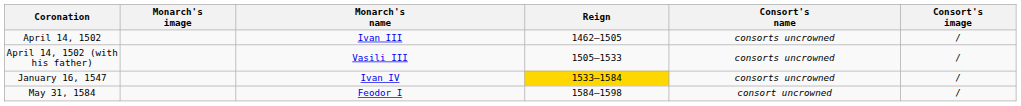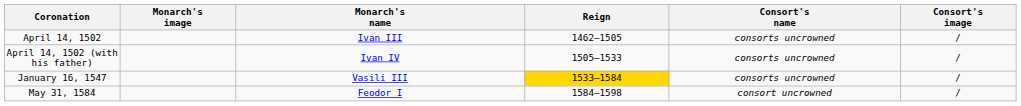(380, 58) Vasili III -> (380, 58) Ivan IV
(380, 78) Ivan IV -> (380, 78) Vasili III
